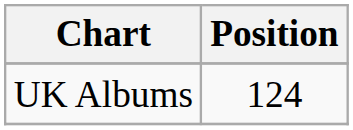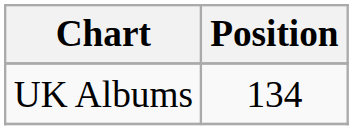(274, 93) 124 -> (274, 93) 134
